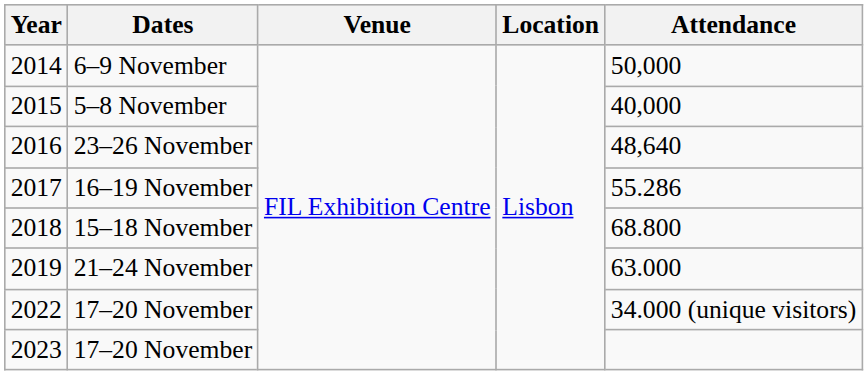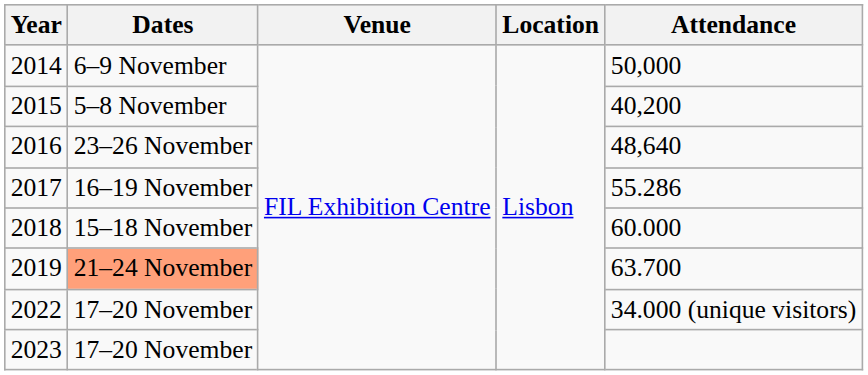(646, 106) 40,000 -> (646, 106) 40,200
(646, 227) 68.800 -> (646, 227) 60.000
(163, 268) no background -> (163, 268) lightsalmon background
(646, 268) 63.000 -> (646, 268) 63.700
